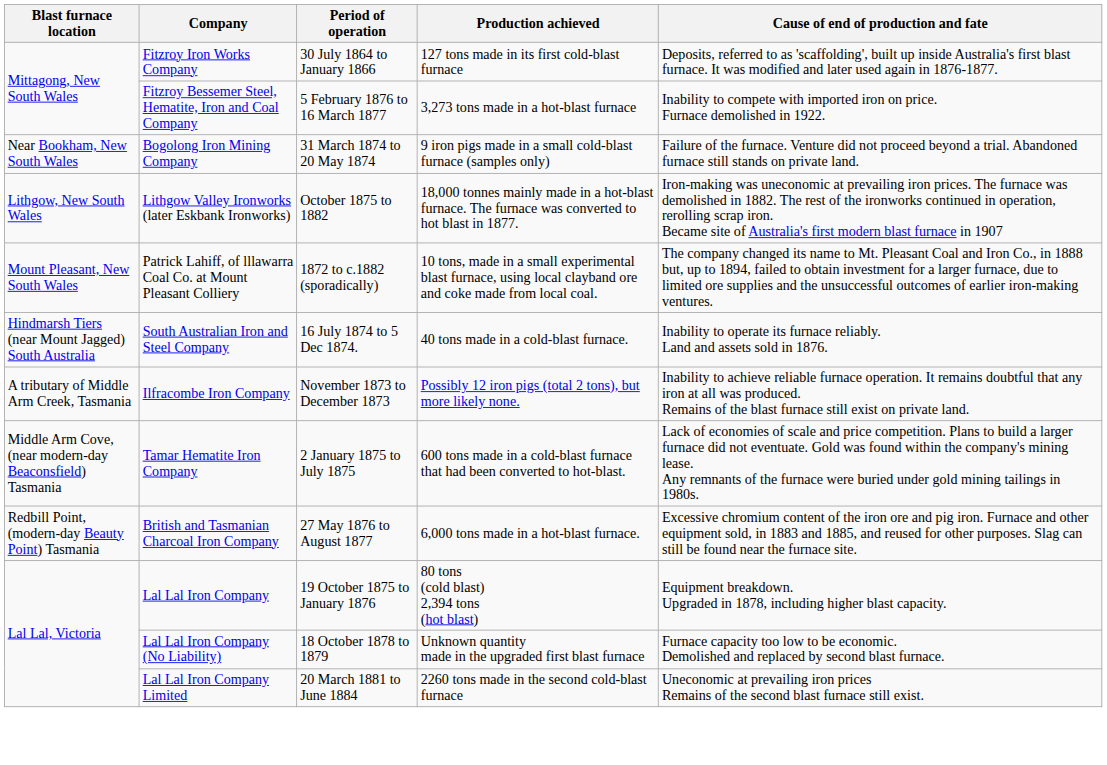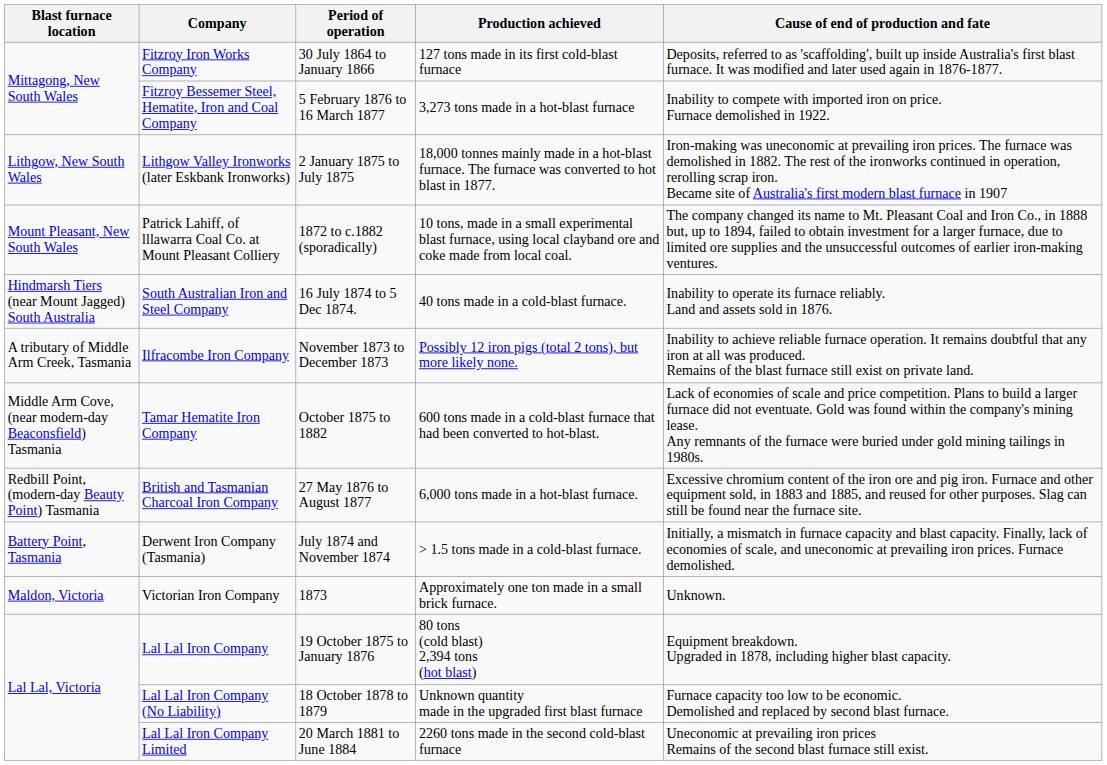- row: (206, 153)
(346, 207) October 1875 to 1882 -> (349, 169) 2 January 1875 to July 1875
(350, 463) 2 January 1875 to July 1875 -> (345, 425) October 1875 to 1882
+ row: (209, 549)
+ row: (211, 595)
